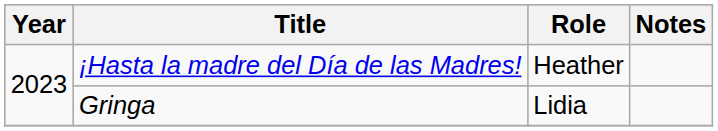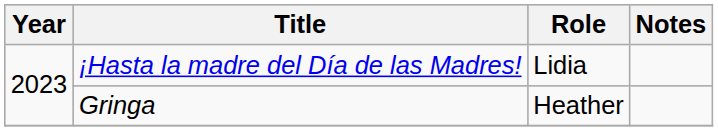(579, 65) Heather -> (560, 65) Lidia
(560, 105) Lidia -> (579, 105) Heather
